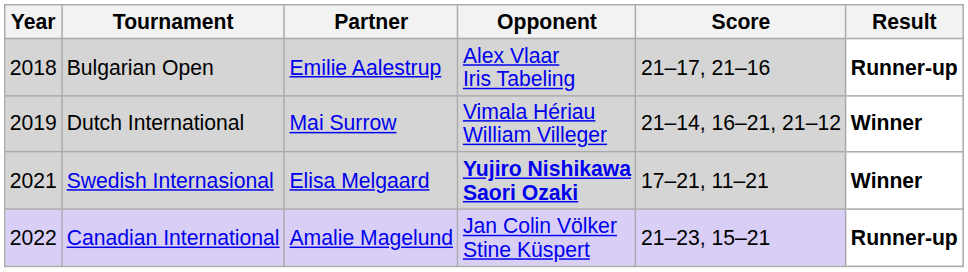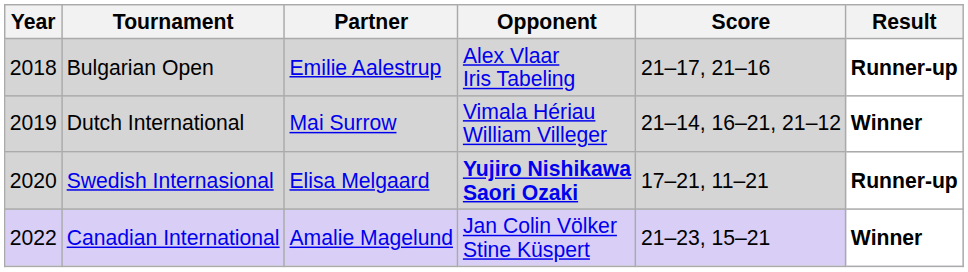(33, 181) 2021 -> (33, 181) 2020
(887, 181) Winner -> (904, 181) Runner-up
(904, 238) Runner-up -> (887, 238) Winner
